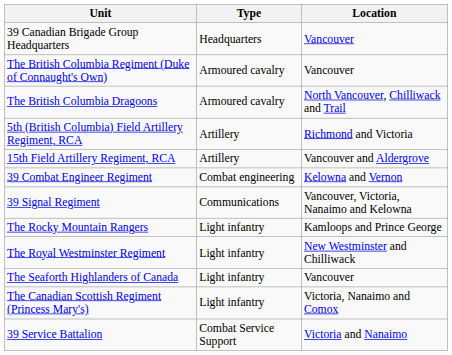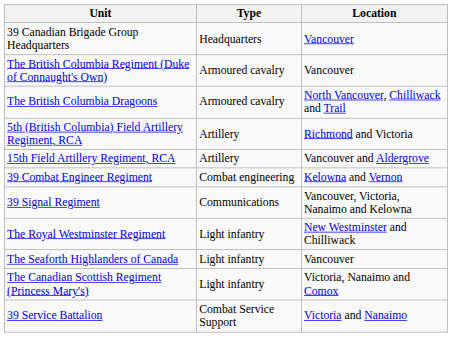- row: (78, 227)
